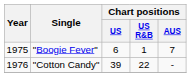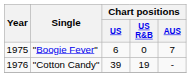(144, 49) 1 -> (144, 49) 0
(144, 65) 22 -> (144, 65) 19
